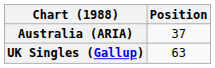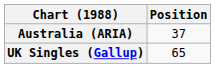(179, 53) 63 -> (179, 53) 65
